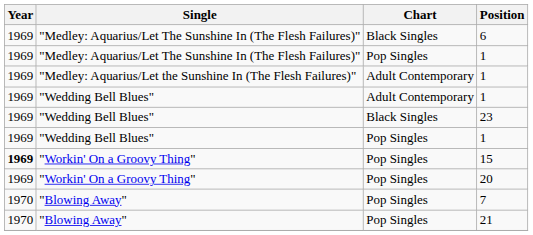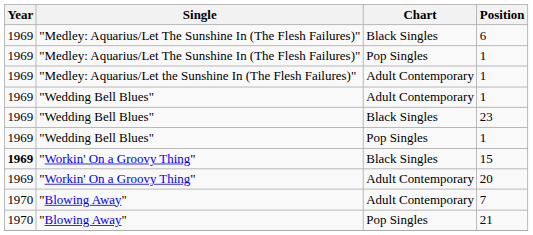(397, 158) Pop Singles -> (402, 158) Black Singles
(397, 179) Pop Singles -> (420, 179) Adult Contemporary
(397, 199) Pop Singles -> (420, 199) Adult Contemporary
